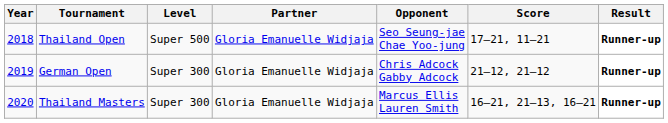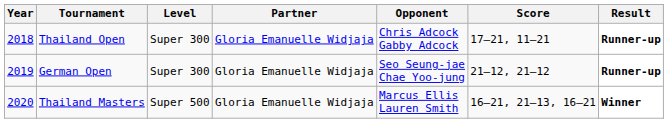(180, 38) Super 500 -> (180, 38) Super 300
(422, 38) Seo Seung-jae Chae Yoo-jung -> (419, 38) Chris Adcock Gabby Adcock
(419, 70) Chris Adcock Gabby Adcock -> (422, 70) Seo Seung-jae Chae Yoo-jung
(180, 102) Super 300 -> (180, 102) Super 500
(631, 102) Runner-up -> (621, 102) Winner
